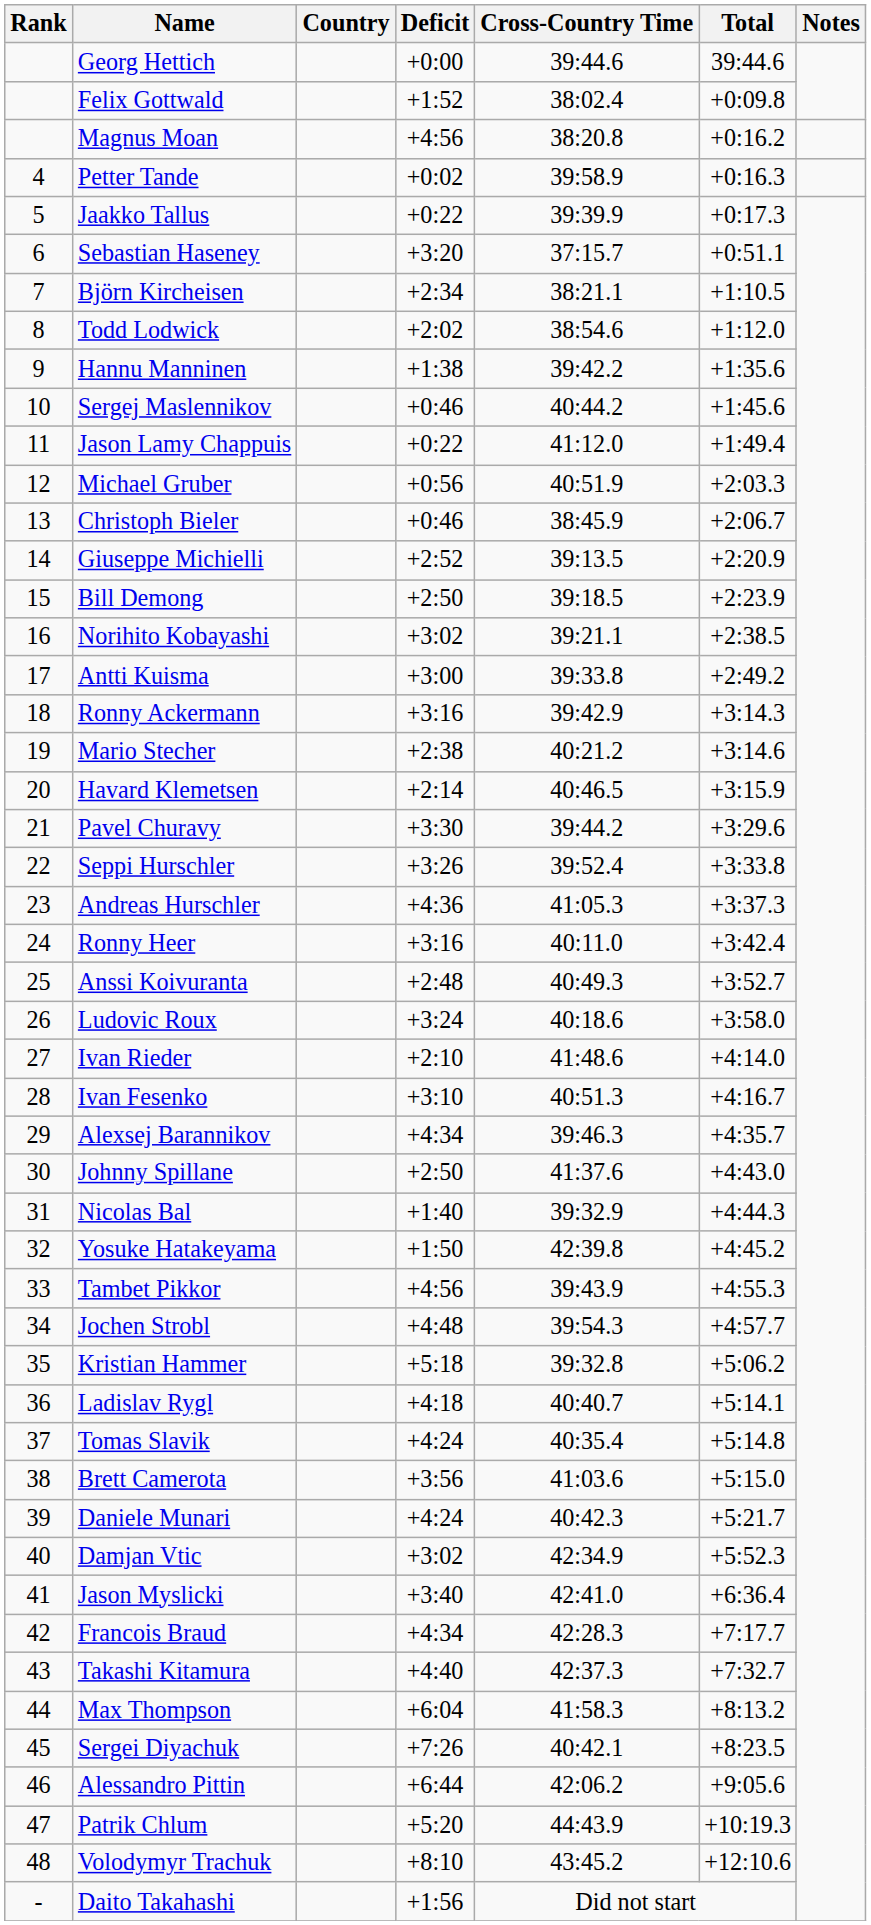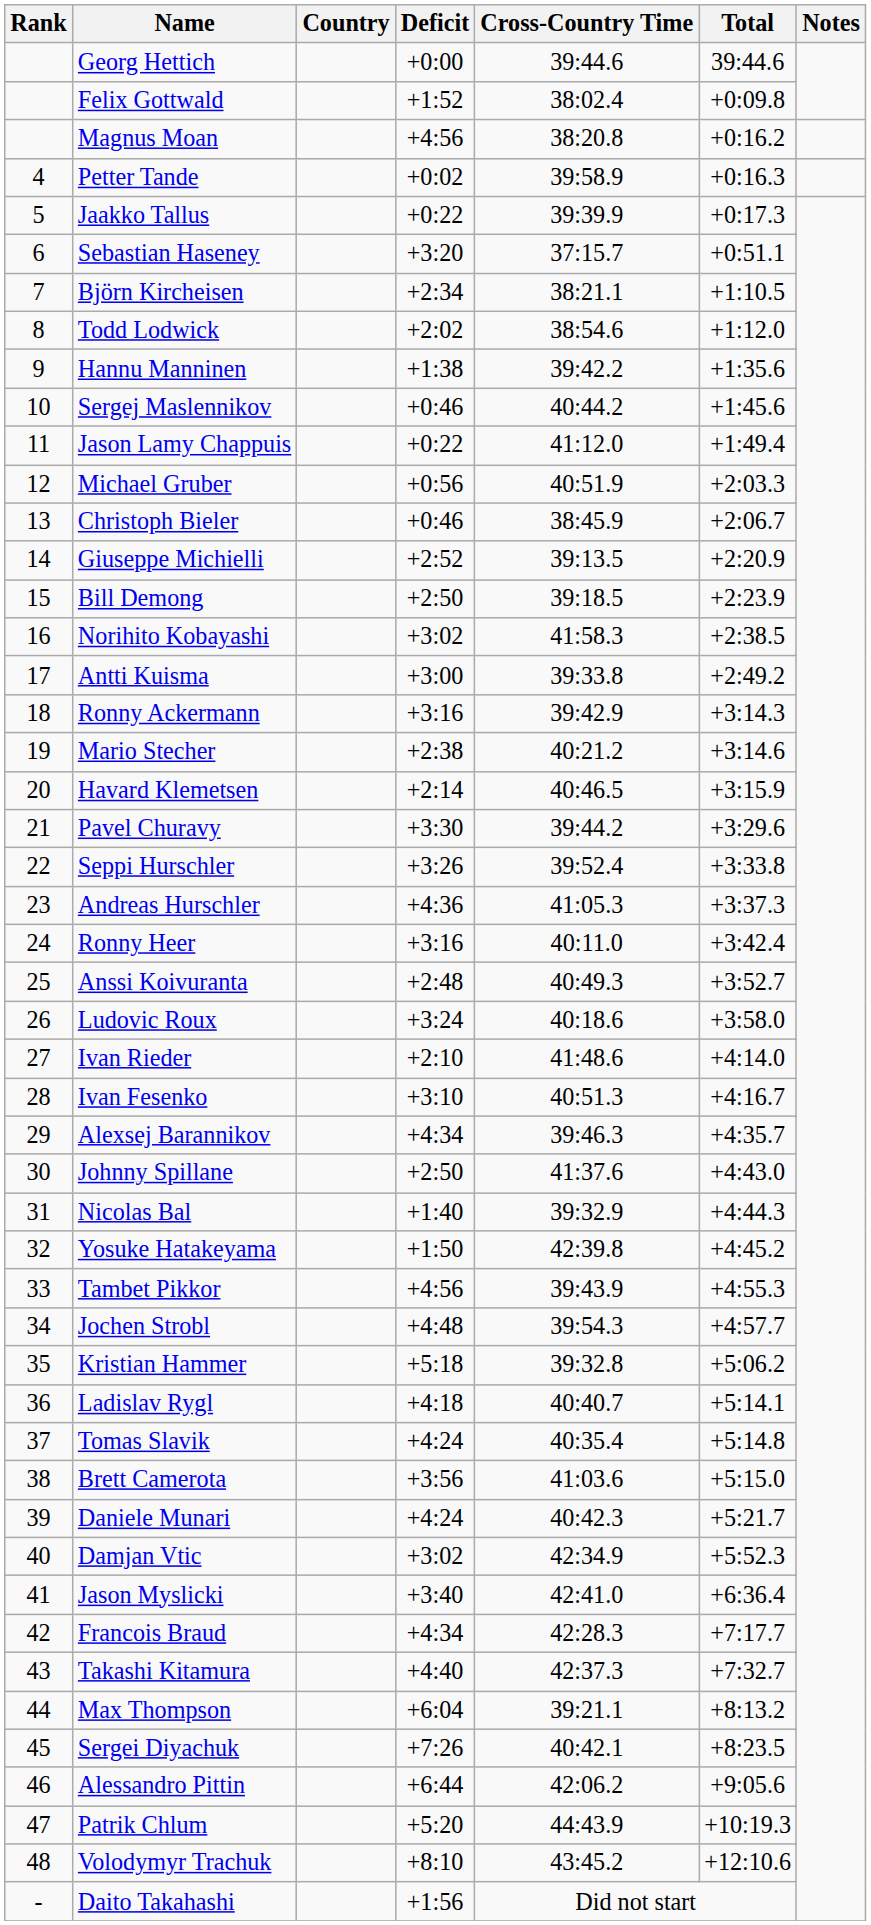(587, 636) 39:21.1 -> (587, 636) 41:58.3
(587, 1709) 41:58.3 -> (587, 1709) 39:21.1
